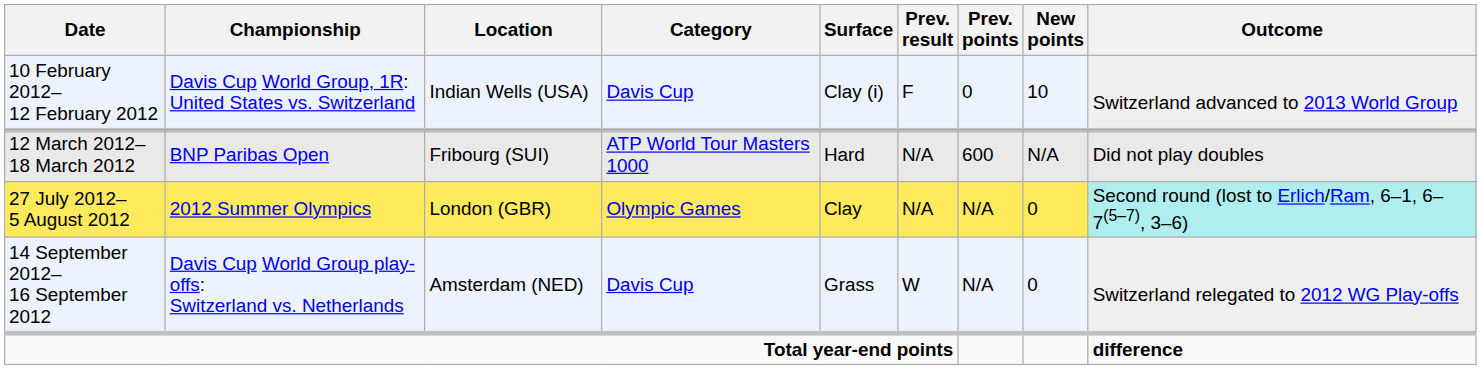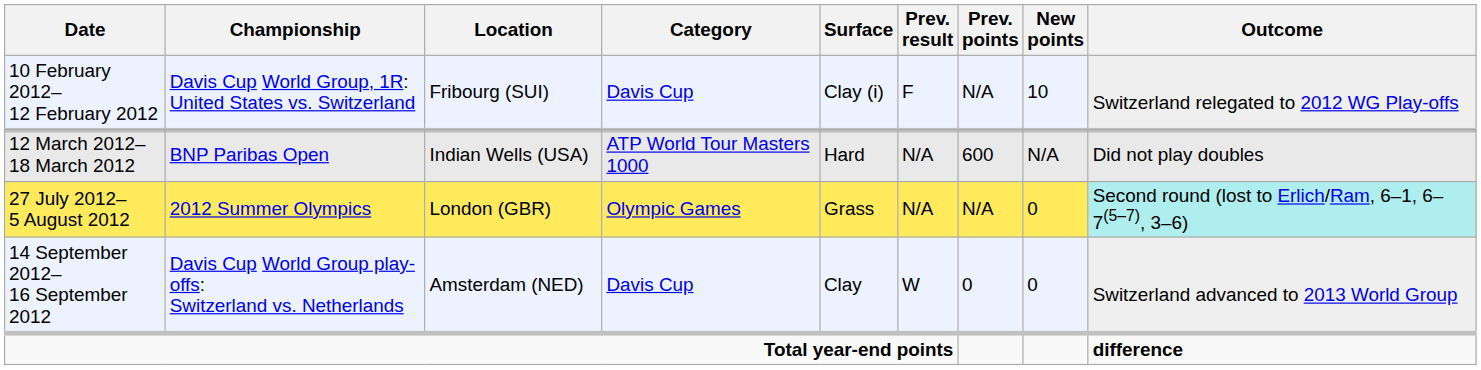(509, 91) Indian Wells (USA) -> (489, 91) Fribourg (SUI)
(967, 91) 0 -> (978, 91) N/A
(1275, 102) Switzerland advanced to 2013 World Group -> (1276, 102) Switzerland relegated to 2012 WG Play-offs
(489, 155) Fribourg (SUI) -> (509, 155) Indian Wells (USA)
(843, 209) Clay -> (849, 209) Grass
(849, 284) Grass -> (843, 284) Clay
(978, 284) N/A -> (967, 284) 0
(1276, 294) Switzerland relegated to 2012 WG Play-offs -> (1275, 294) Switzerland advanced to 2013 World Group
